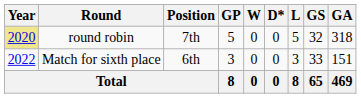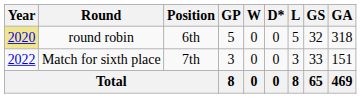(191, 37) 7th -> (191, 37) 6th
(191, 59) 6th -> (191, 59) 7th
